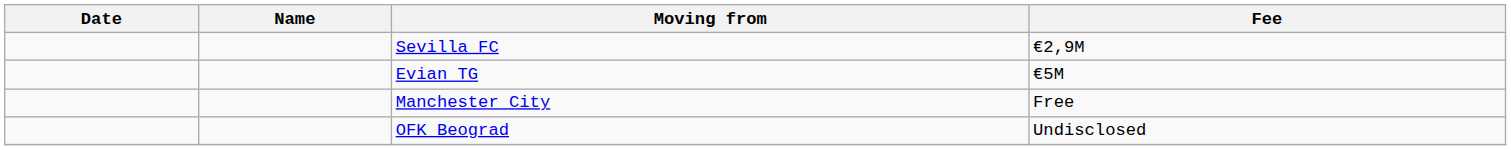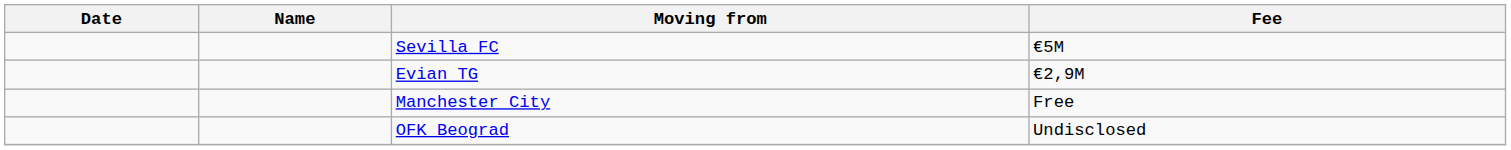(1059, 47) €2,9M -> (1049, 47) €5M
(1049, 75) €5M -> (1059, 75) €2,9M
